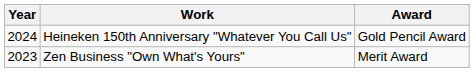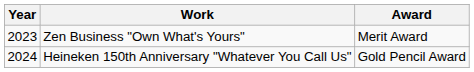rows swapped: (144, 57) <-> (197, 36)
